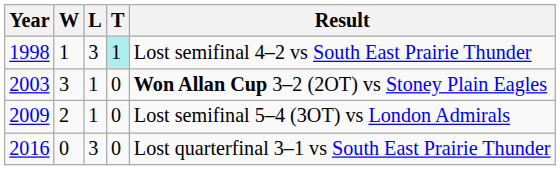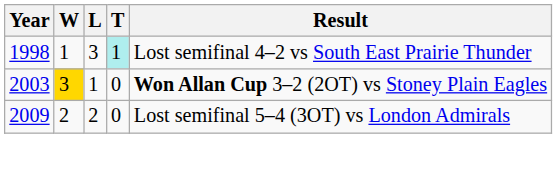(64, 84) no background -> (64, 84) gold background
(93, 116) 1 -> (93, 116) 2
- row: (29, 148)
